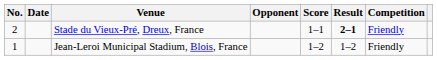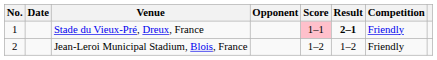(15, 30) 2 -> (15, 30) 1
(316, 30) no background -> (316, 30) pink background
(15, 47) 1 -> (15, 47) 2
